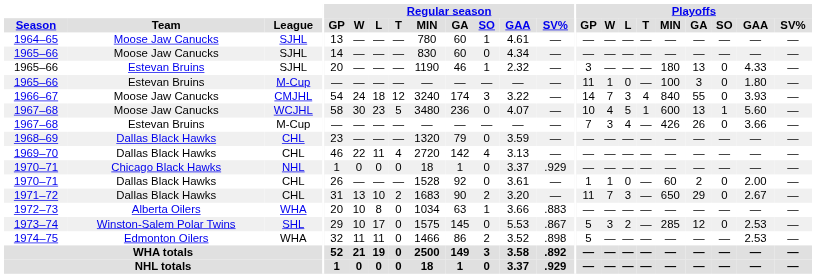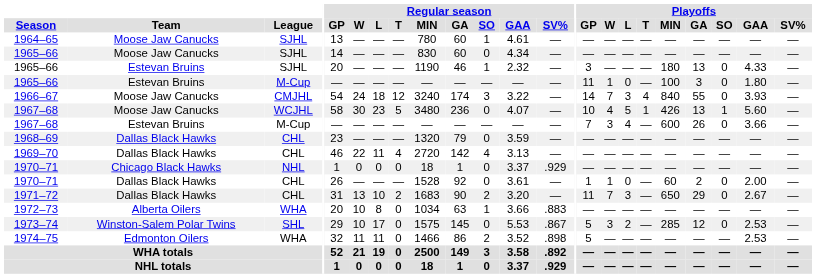(670, 110) 600 -> (670, 110) 426
(670, 124) 426 -> (670, 124) 600
